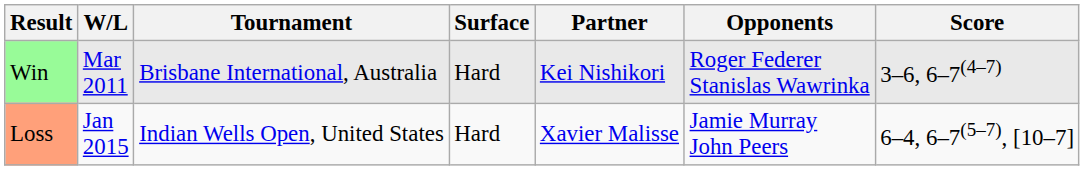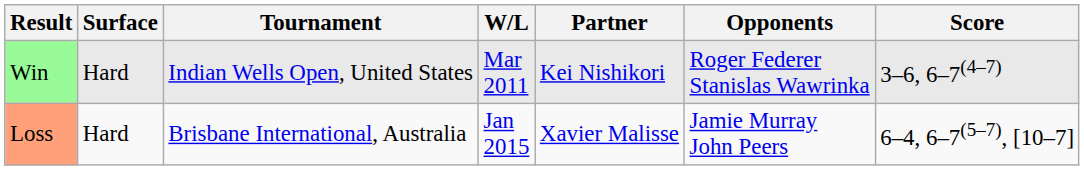columns swapped: (106, 22) <-> (492, 22)
(288, 71) Brisbane International, Australia -> (321, 71) Indian Wells Open, United States
(291, 133) Indian Wells Open, United States -> (317, 133) Brisbane International, Australia
